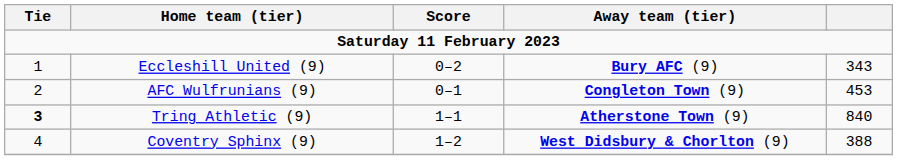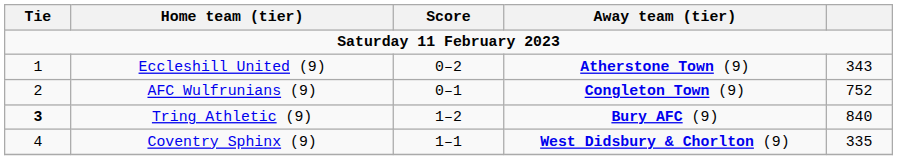(665, 67) Bury AFC (9) -> (665, 67) Atherstone Town (9)
(859, 92) 453 -> (859, 92) 752
(448, 117) 1–1 -> (448, 117) 1–2
(665, 117) Atherstone Town (9) -> (665, 117) Bury AFC (9)
(448, 142) 1–2 -> (448, 142) 1–1
(859, 142) 388 -> (859, 142) 335
